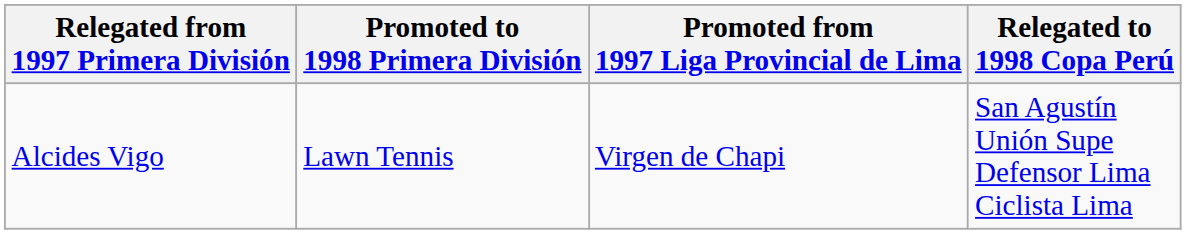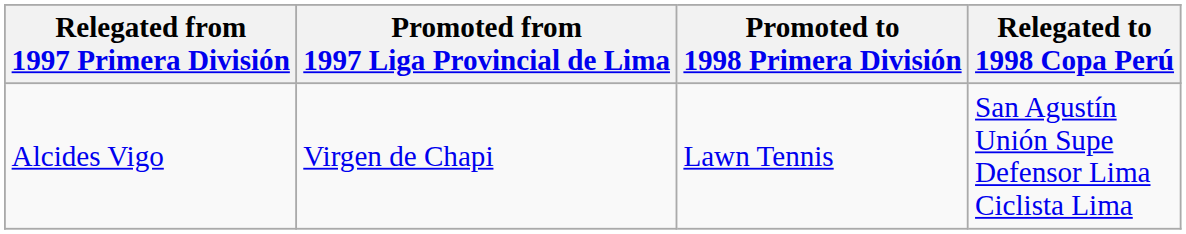columns swapped: (778, 43) <-> (442, 43)
